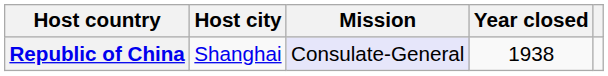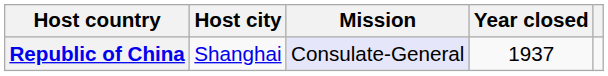(531, 53) 1938 -> (531, 53) 1937
